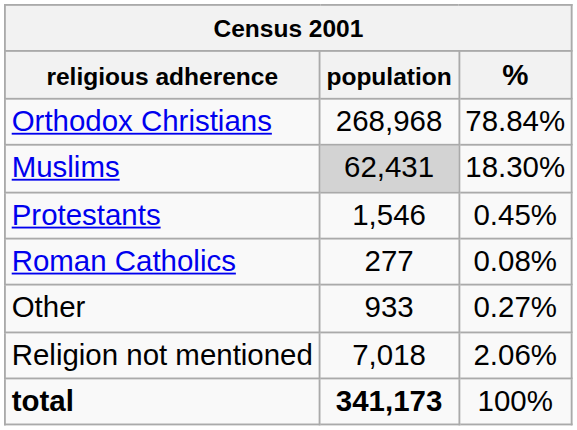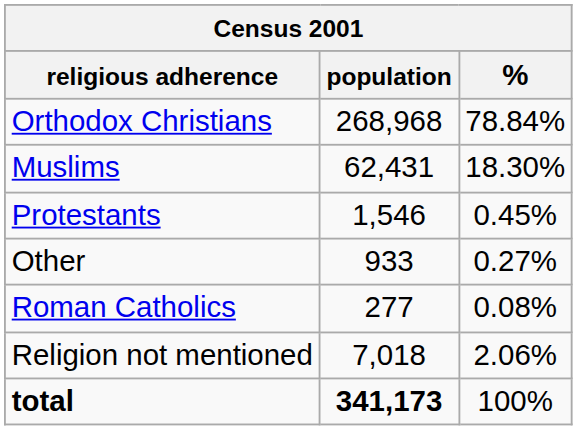(389, 167) lightgrey background -> (389, 167) no background
rows swapped: (124, 261) <-> (49, 307)
